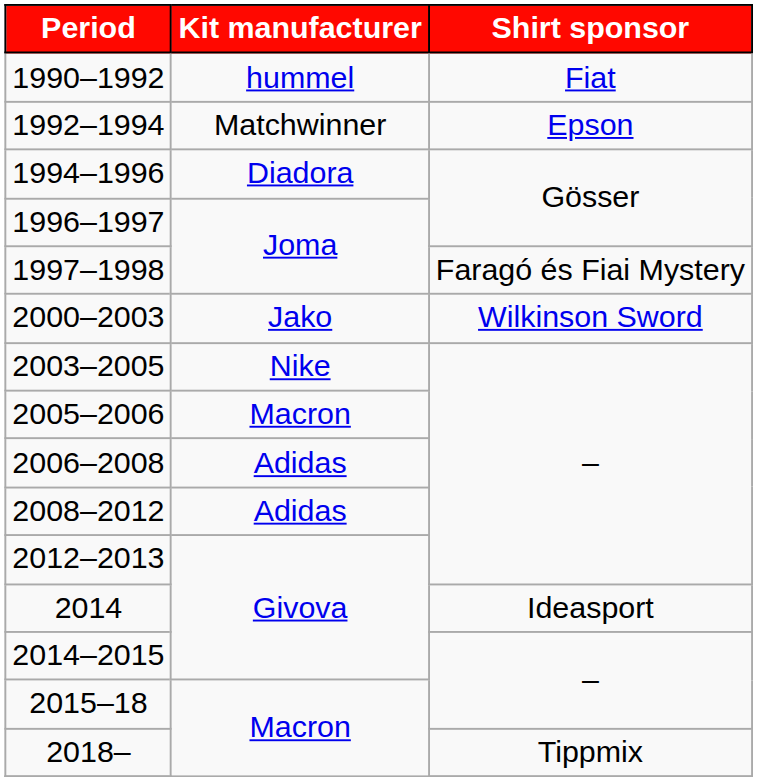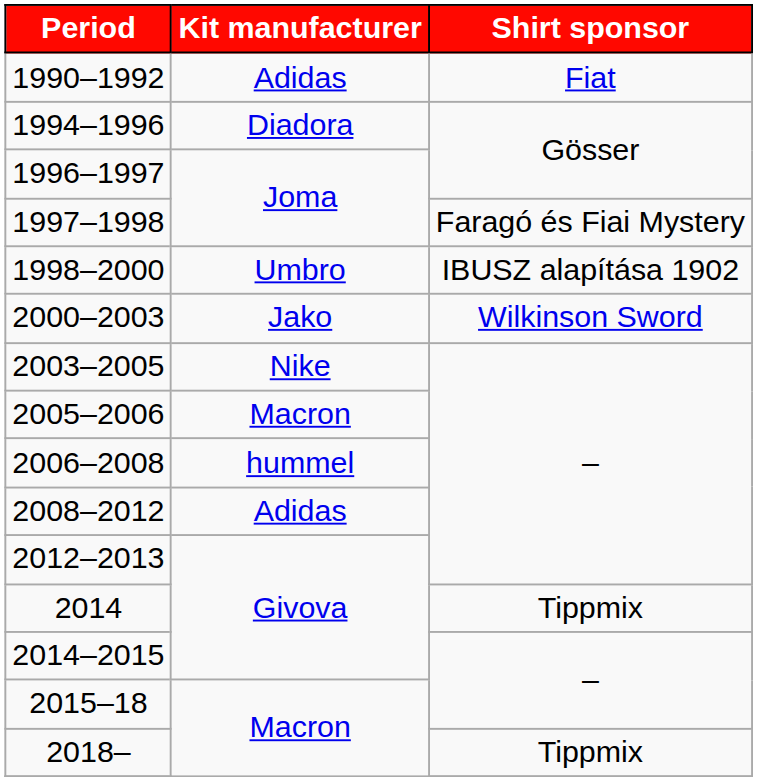(300, 76) hummel -> (300, 76) Adidas
- row: (88, 125)
+ row: (88, 269)
(300, 462) Adidas -> (300, 462) hummel
(590, 607) Ideasport -> (590, 607) Tippmix
